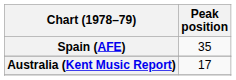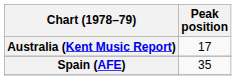rows swapped: (91, 65) <-> (91, 46)
